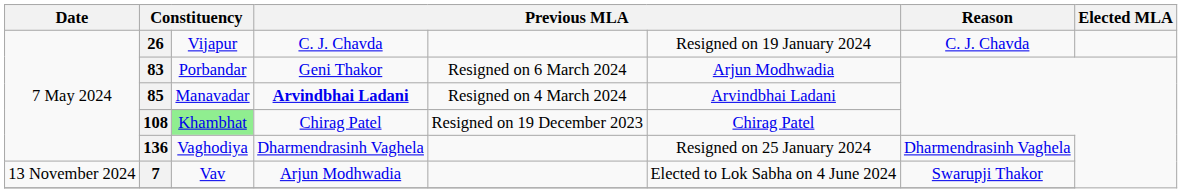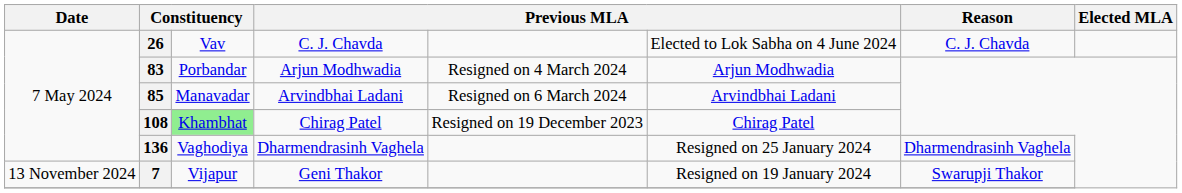(213, 43) Vijapur -> (213, 43) Vav
(773, 43) Resigned on 19 January 2024 -> (773, 43) Elected to Lok Sabha on 4 June 2024
(341, 69) Geni Thakor -> (341, 69) Arjun Modhwadia
(537, 69) Resigned on 6 March 2024 -> (537, 69) Resigned on 4 March 2024
(341, 95) bold -> (341, 95) normal
(537, 95) Resigned on 4 March 2024 -> (537, 95) Resigned on 6 March 2024
(213, 174) Vav -> (213, 174) Vijapur
(341, 174) Arjun Modhwadia -> (341, 174) Geni Thakor
(773, 174) Elected to Lok Sabha on 4 June 2024 -> (773, 174) Resigned on 19 January 2024
